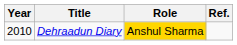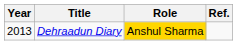(19, 31) 2010 -> (19, 31) 2013
